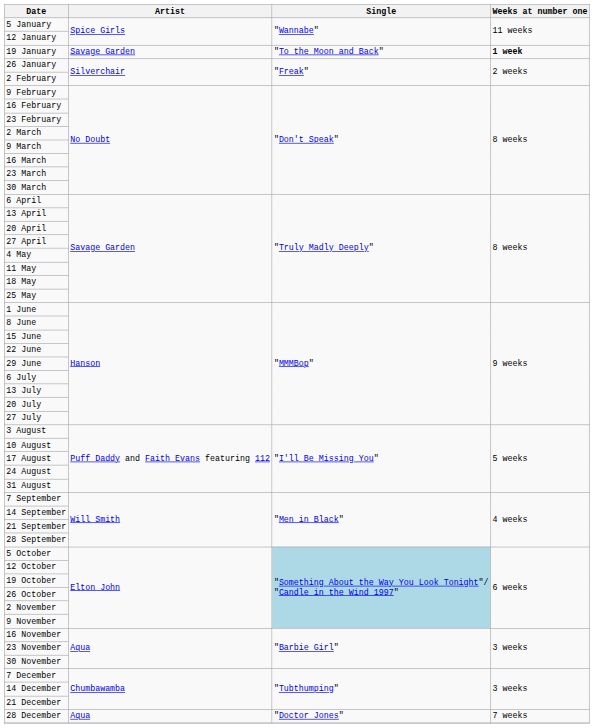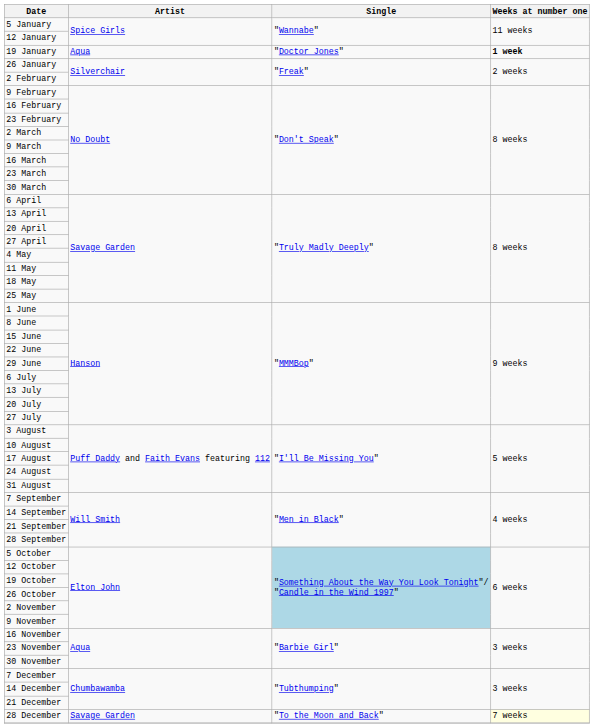(103, 52) Savage Garden -> (80, 52) Aqua
(329, 52) "To the Moon and Back" -> (309, 52) "Doctor Jones"
(80, 716) Aqua -> (103, 716) Savage Garden
(309, 716) "Doctor Jones" -> (329, 716) "To the Moon and Back"
(510, 716) no background -> (510, 716) lightyellow background
